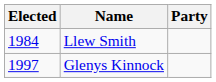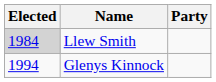(23, 41) no background -> (23, 41) lightgrey background
(23, 65) 1997 -> (23, 65) 1994
